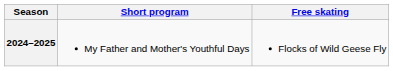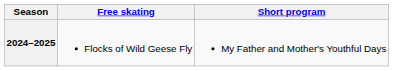columns swapped: (155, 12) <-> (320, 12)
